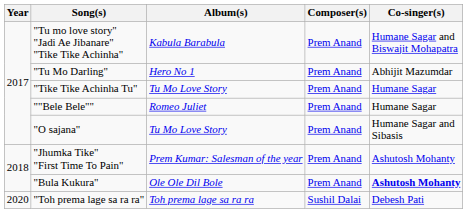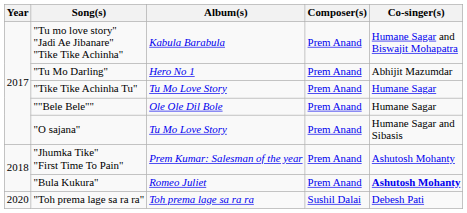(178, 106) Romeo Juliet -> (186, 106) Ole Ole Dil Bole
(186, 182) Ole Ole Dil Bole -> (178, 182) Romeo Juliet
